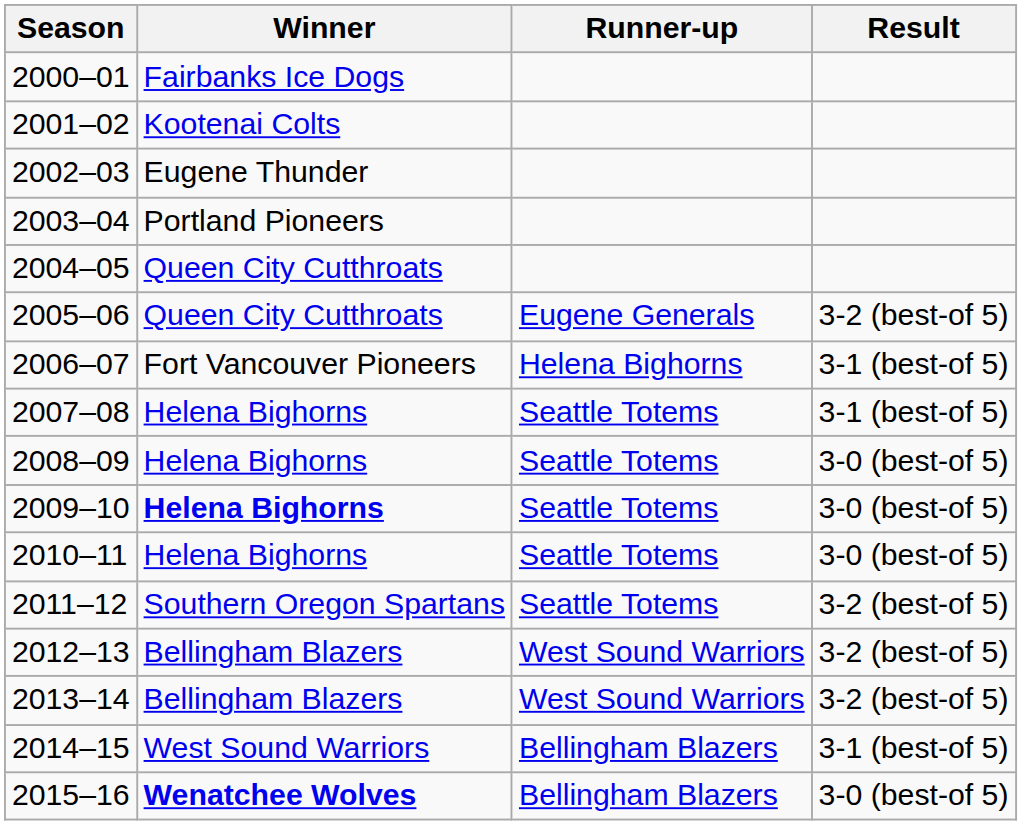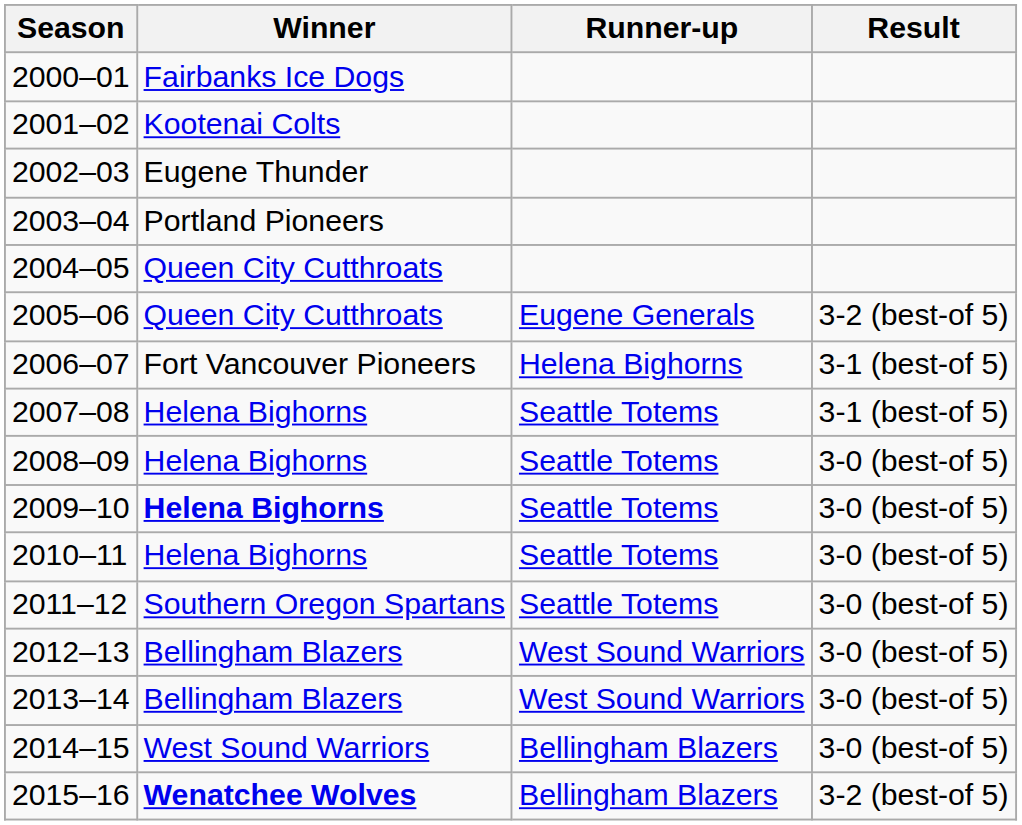(914, 603) 3-2 (best-of 5) -> (914, 603) 3-0 (best-of 5)
(914, 651) 3-2 (best-of 5) -> (914, 651) 3-0 (best-of 5)
(914, 699) 3-2 (best-of 5) -> (914, 699) 3-0 (best-of 5)
(914, 747) 3-1 (best-of 5) -> (914, 747) 3-0 (best-of 5)
(914, 795) 3-0 (best-of 5) -> (914, 795) 3-2 (best-of 5)
